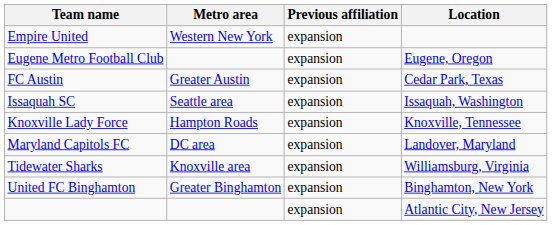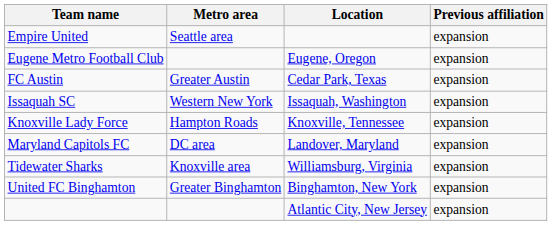columns swapped: (474, 15) <-> (343, 15)
(221, 36) Western New York -> (201, 36) Seattle area
(201, 101) Seattle area -> (221, 101) Western New York
